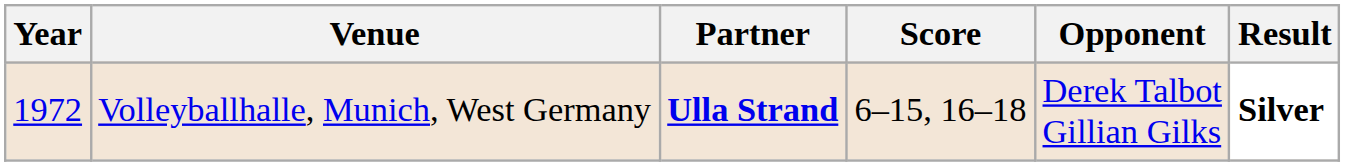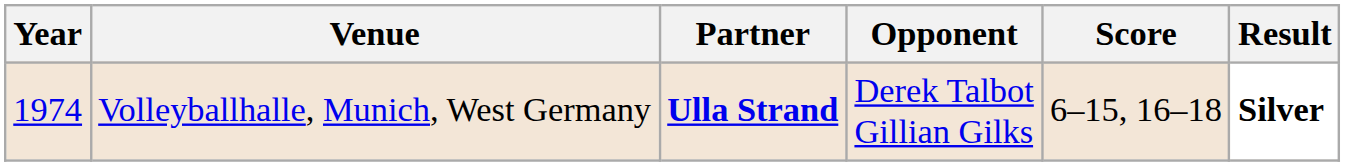columns swapped: (1132, 33) <-> (940, 33)
(48, 110) 1972 -> (48, 110) 1974
